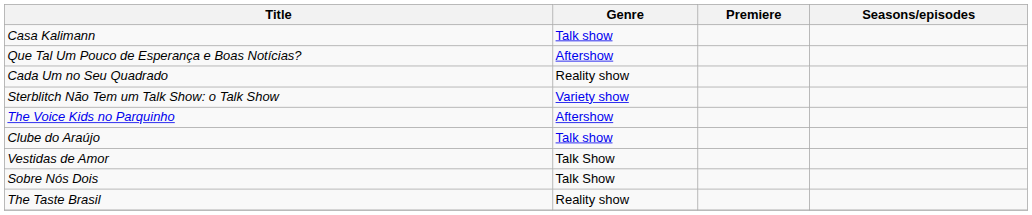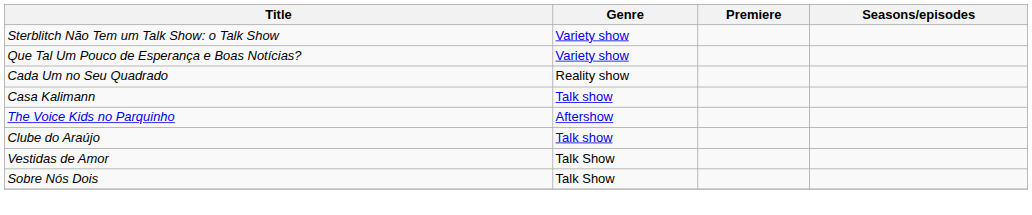rows swapped: (143, 96) <-> (51, 35)
(584, 55) Aftershow -> (592, 55) Variety show
- row: (54, 199)
